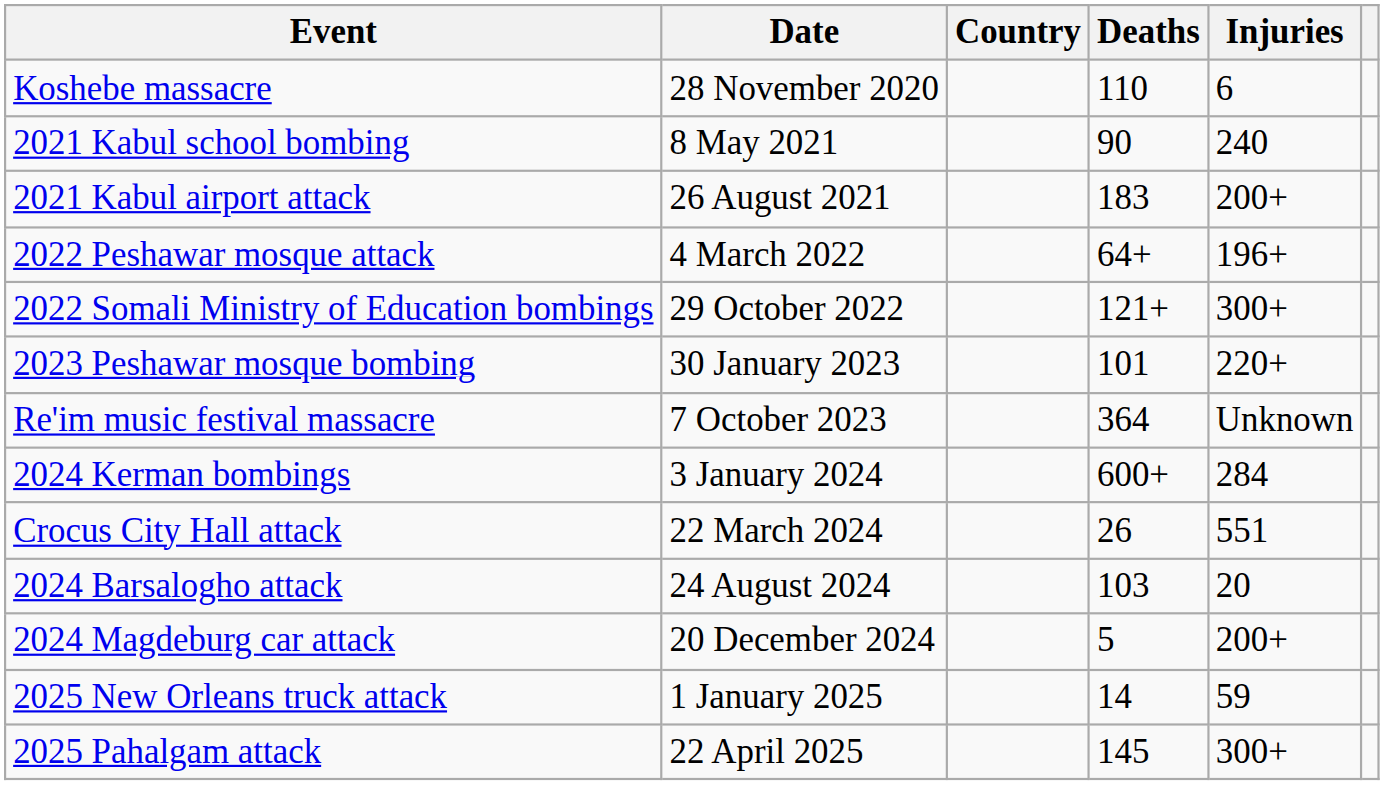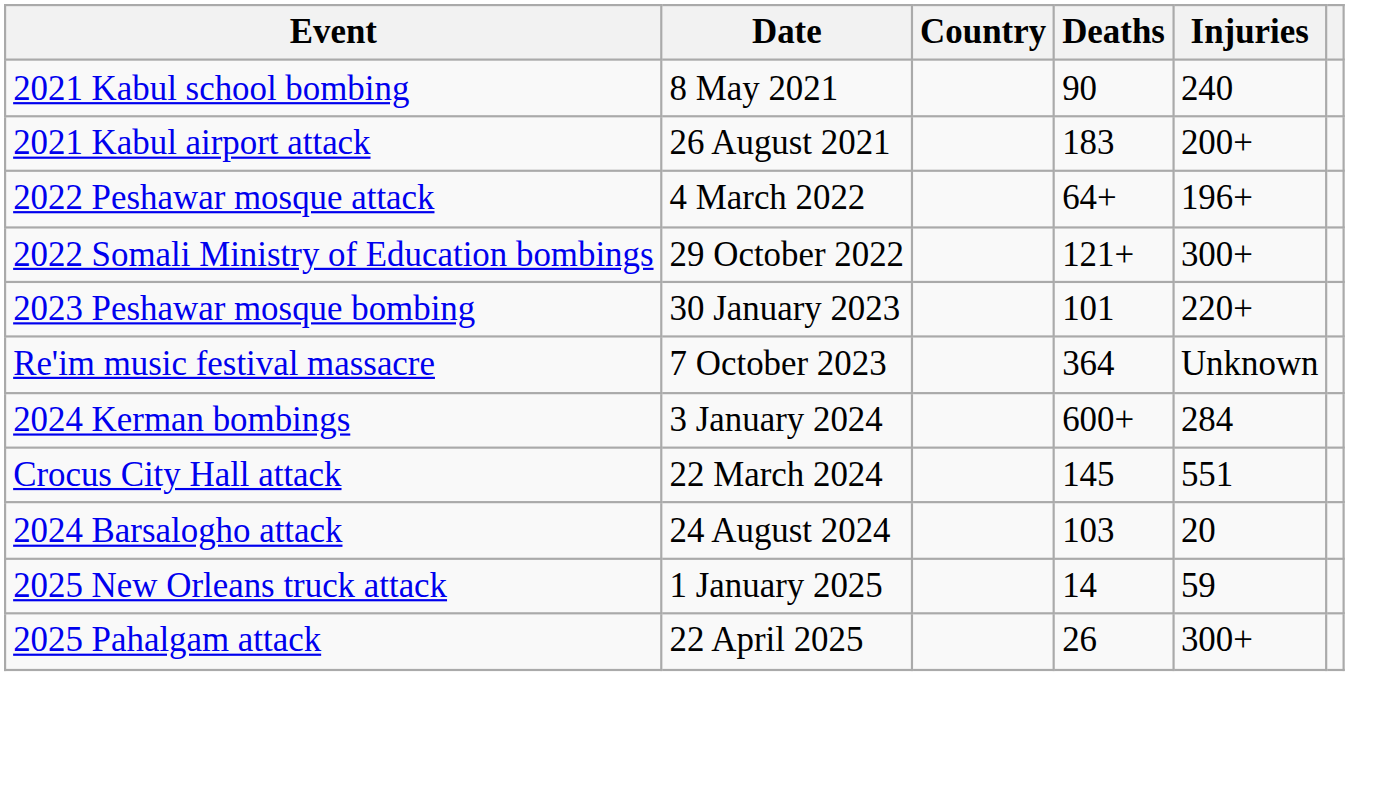- row: (142, 87)
(1114, 530) 26 -> (1088, 474) 145
- row: (204, 640)
(1123, 751) 145 -> (1080, 640) 26
